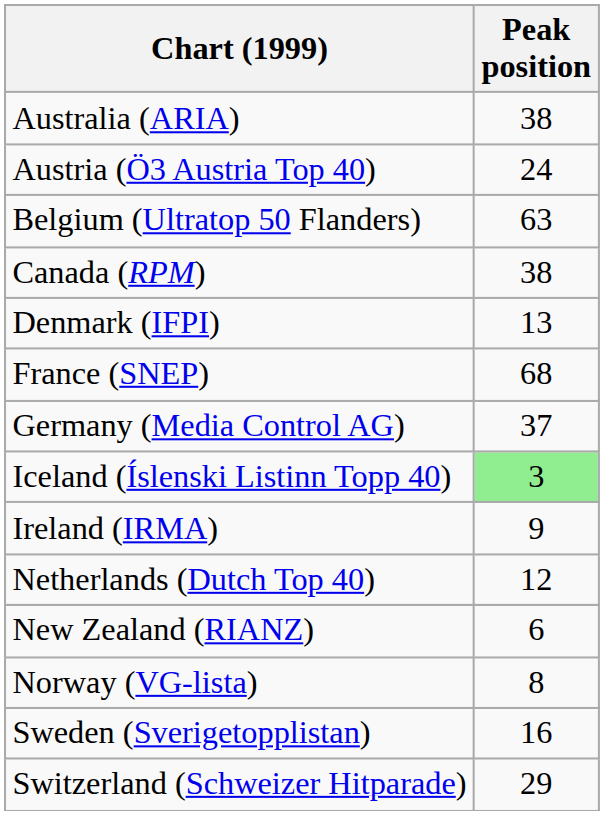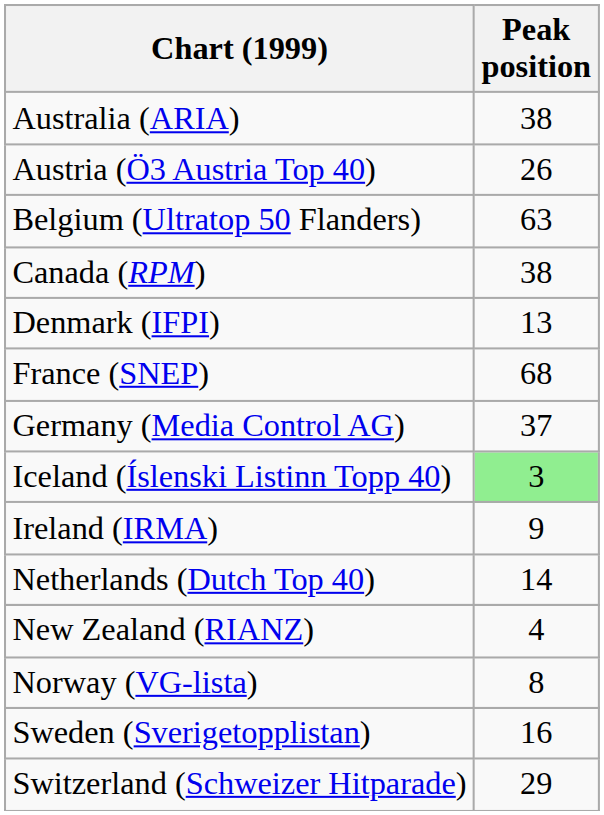(536, 169) 24 -> (536, 169) 26
(536, 579) 12 -> (536, 579) 14
(536, 630) 6 -> (536, 630) 4
